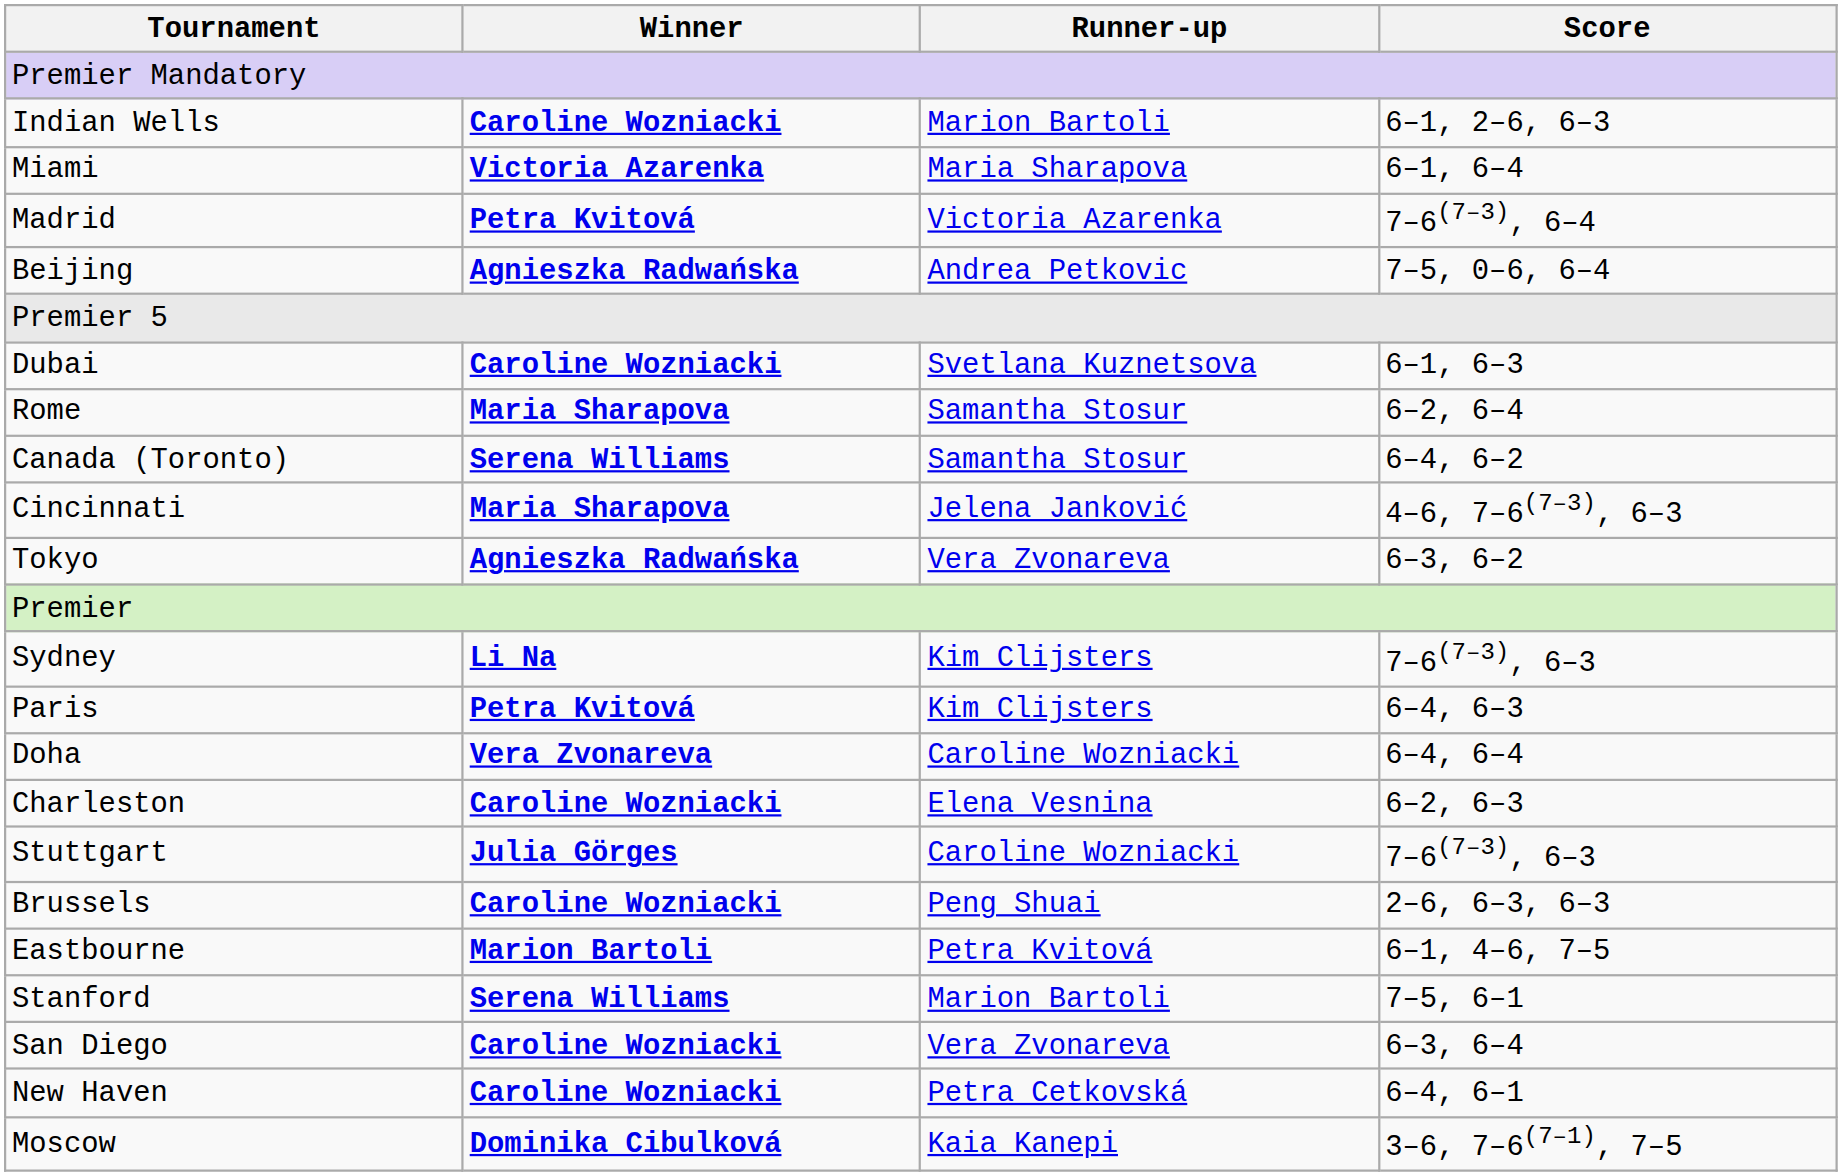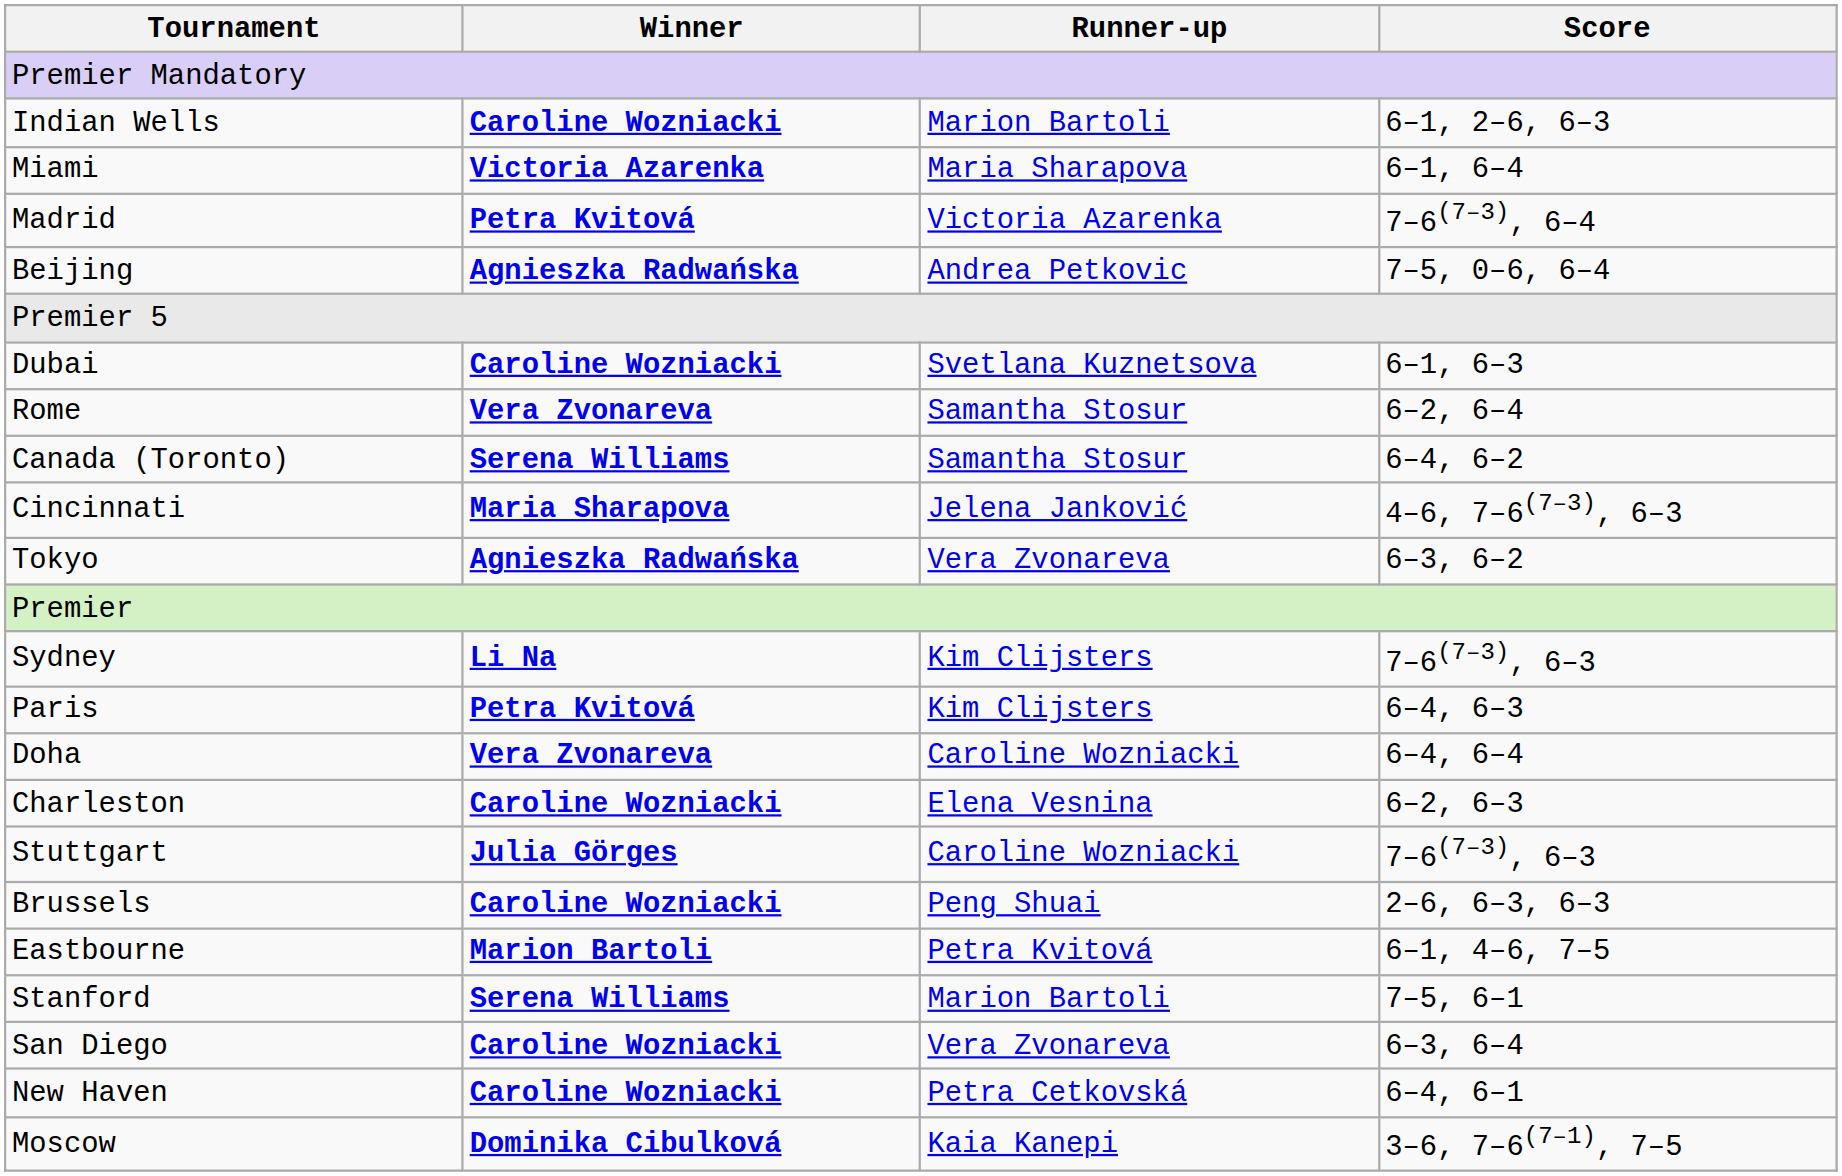(600, 412) Maria Sharapova -> (591, 412) Vera Zvonareva
